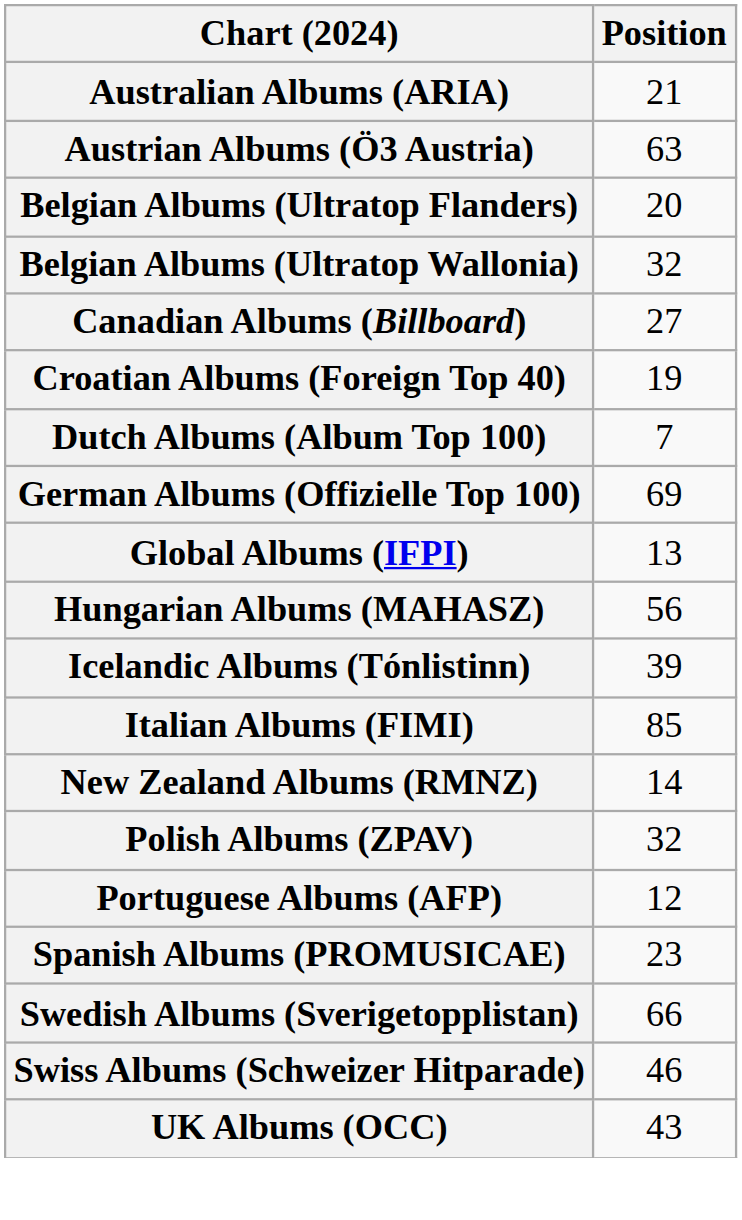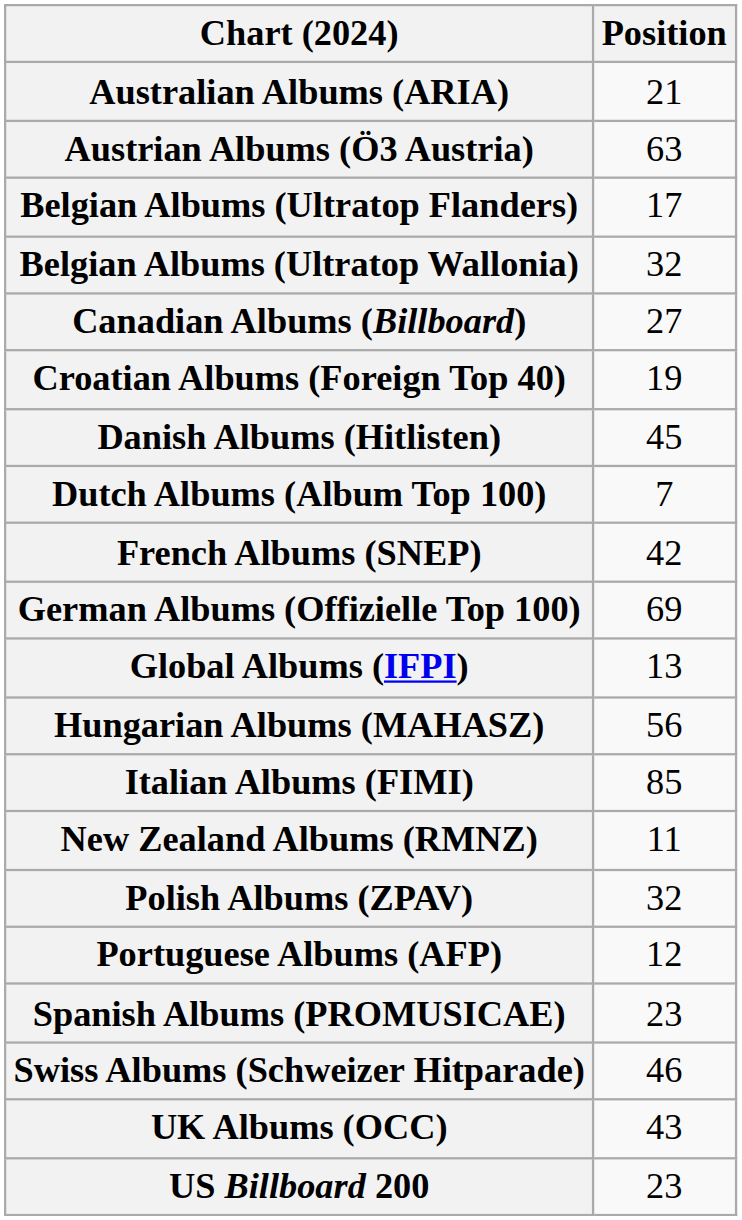(664, 206) 20 -> (664, 206) 17
+ row: (299, 436)
+ row: (299, 551)
- row: (299, 666)
(664, 782) 14 -> (664, 839) 11
- row: (299, 1012)
+ row: (299, 1185)
